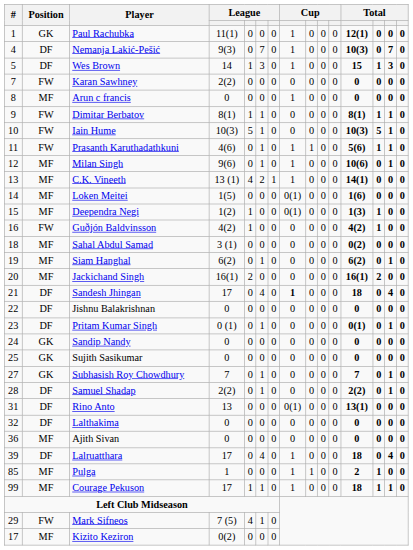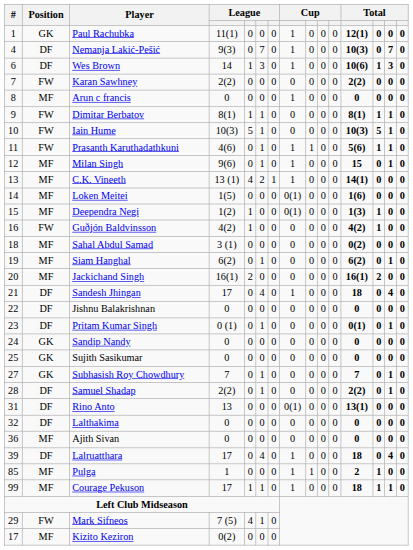(13, 66) 5 -> (13, 66) 6
(357, 66) 15 -> (357, 66) 10(6)
(357, 82) 0 -> (357, 82) 2(2)
(357, 163) 10(6) -> (357, 163) 15
(293, 293) bold -> (293, 293) normal
